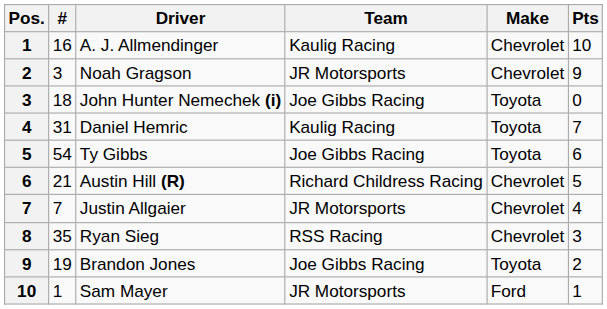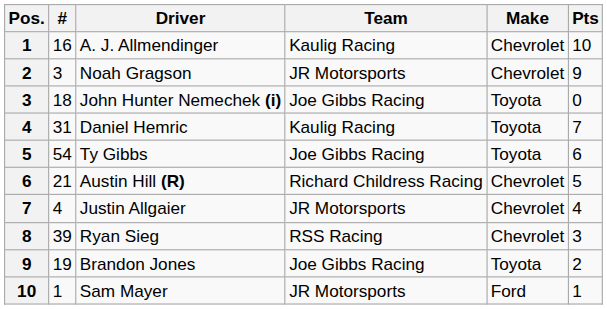(58, 209) 7 -> (58, 209) 4
(62, 236) 35 -> (62, 236) 39
